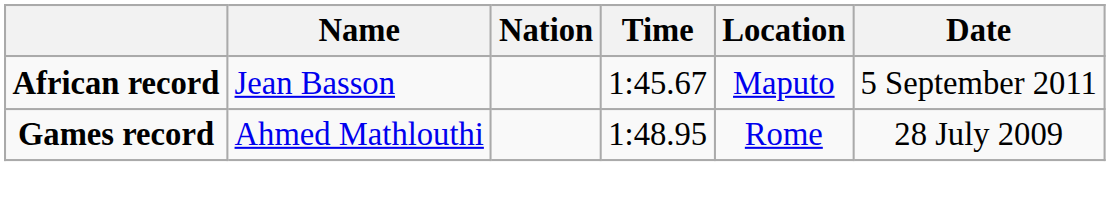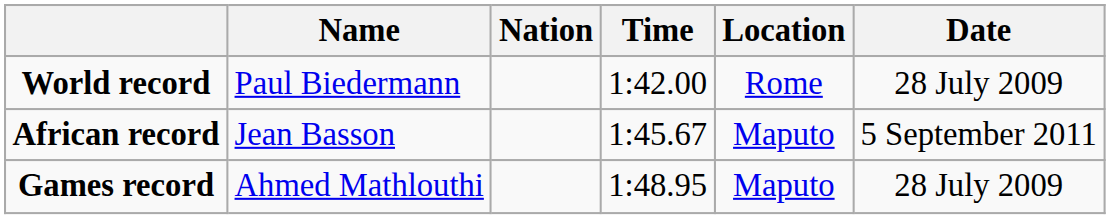+ row: (116, 82)
(784, 133) Rome -> (784, 185) Maputo
